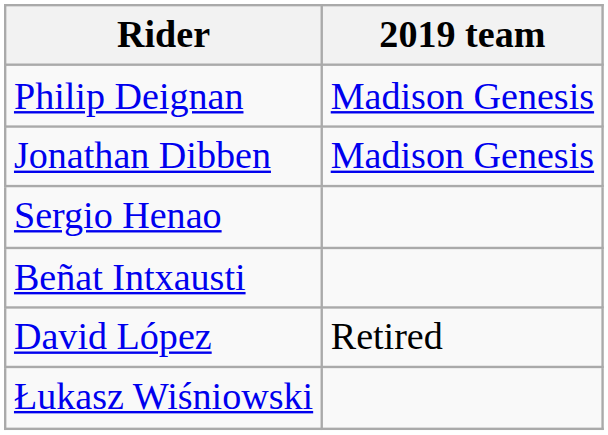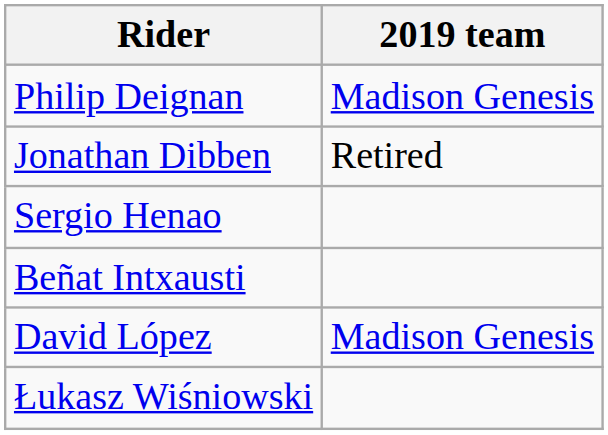(462, 155) Madison Genesis -> (387, 155) Retired
(387, 336) Retired -> (462, 336) Madison Genesis
